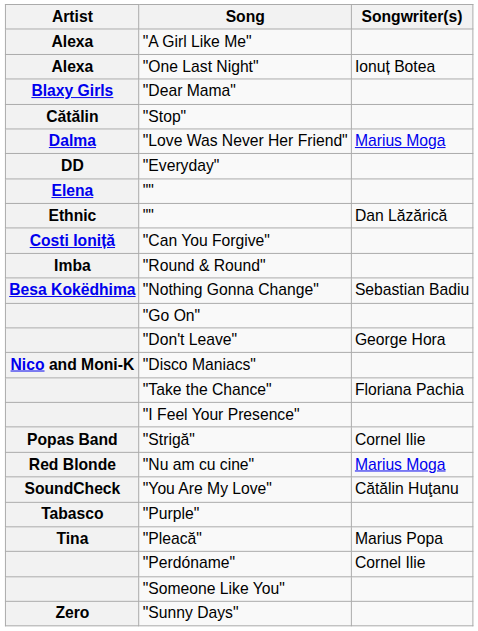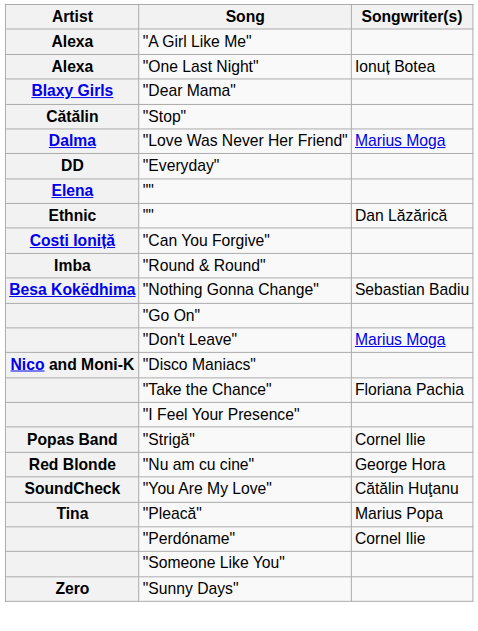(400, 340) George Hora -> (400, 340) Marius Moga
(400, 464) Marius Moga -> (400, 464) George Hora
- row: (72, 514)
